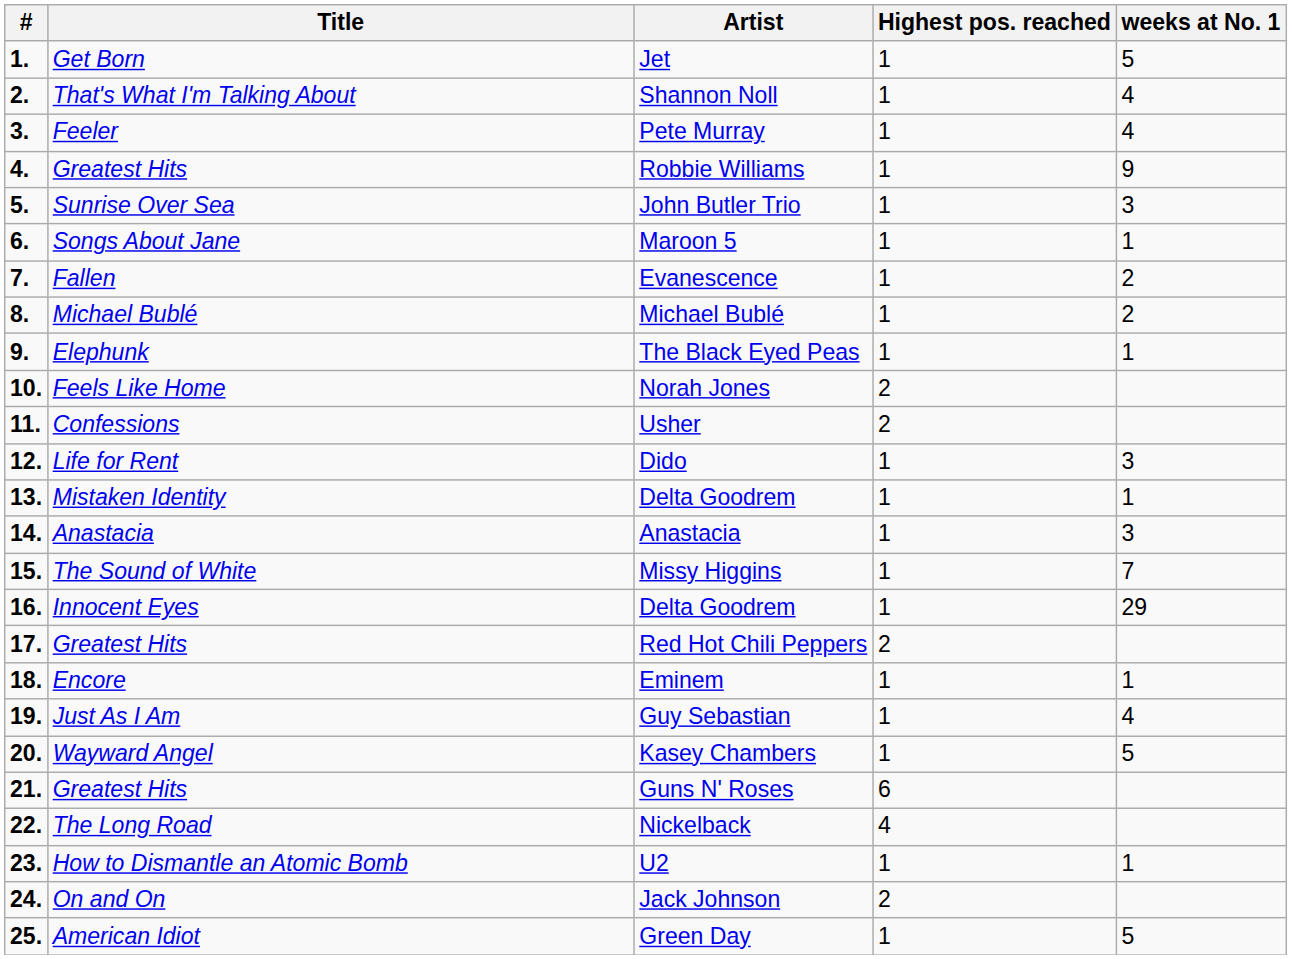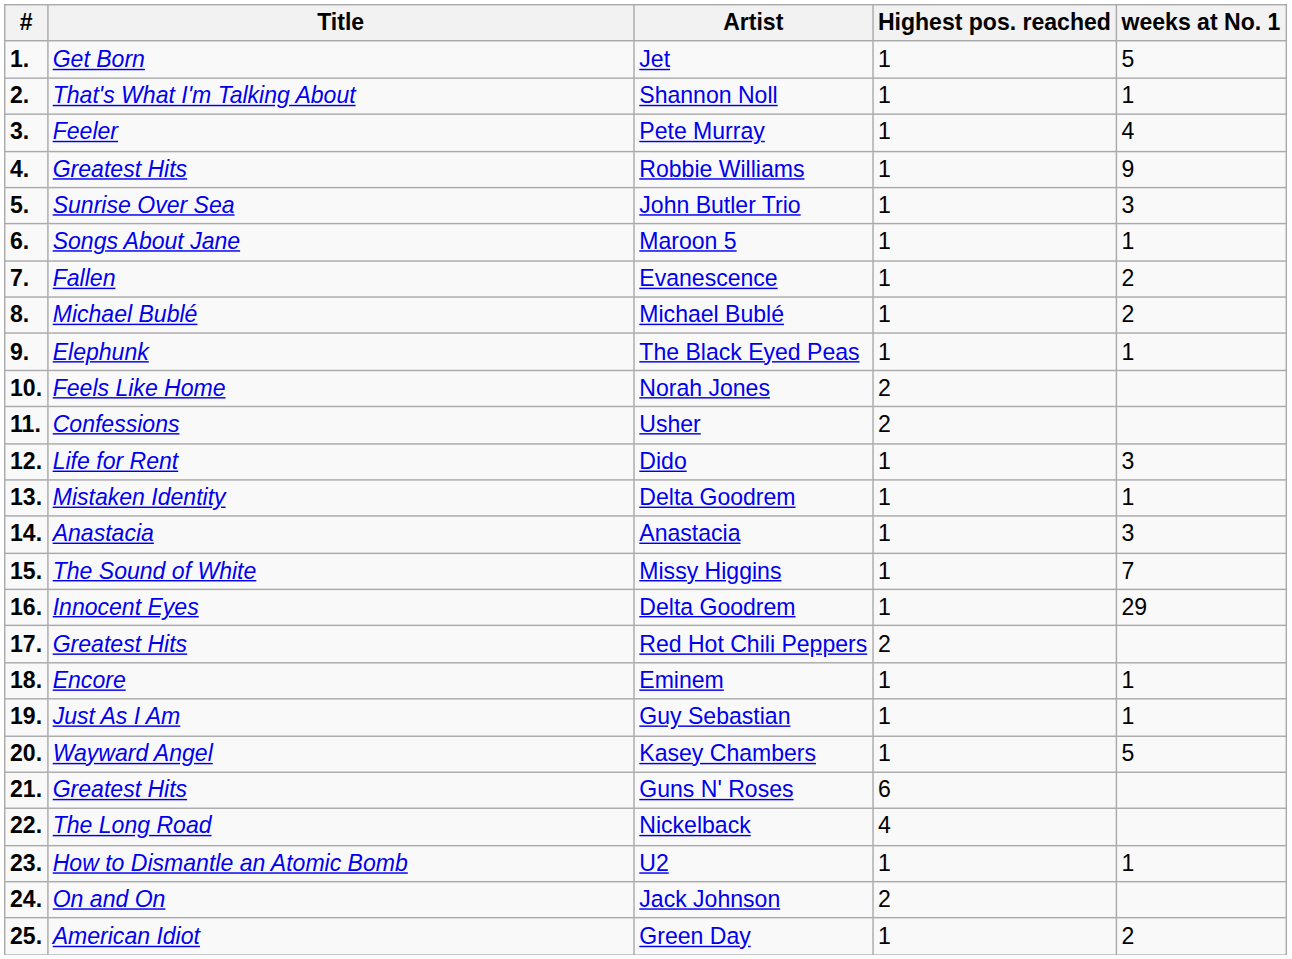(1128, 95) 4 -> (1128, 95) 1
(1128, 717) 4 -> (1128, 717) 1
(1128, 936) 5 -> (1128, 936) 2
